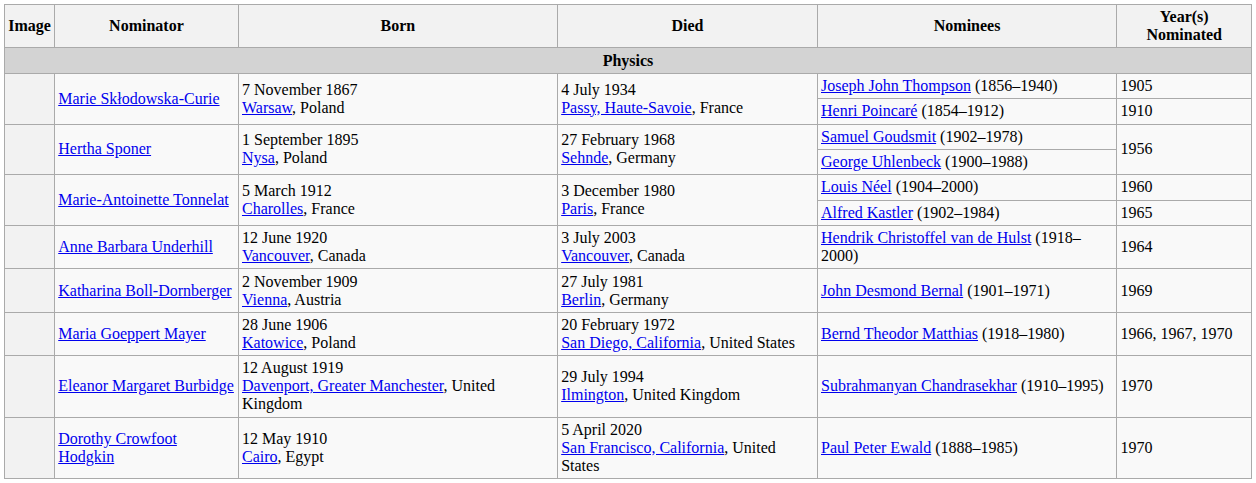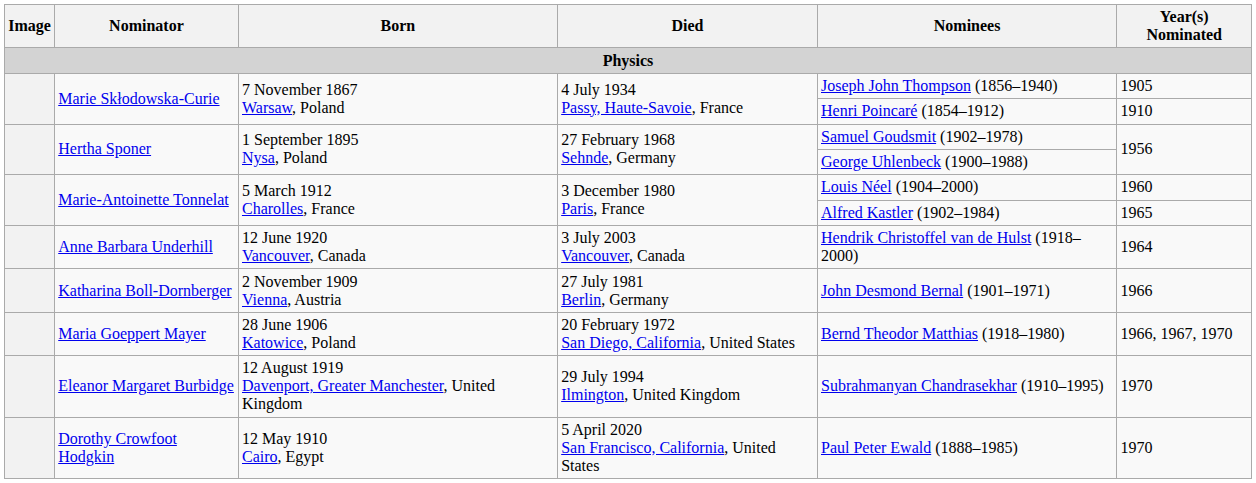(1137, 290) 1969 -> (1137, 290) 1966
